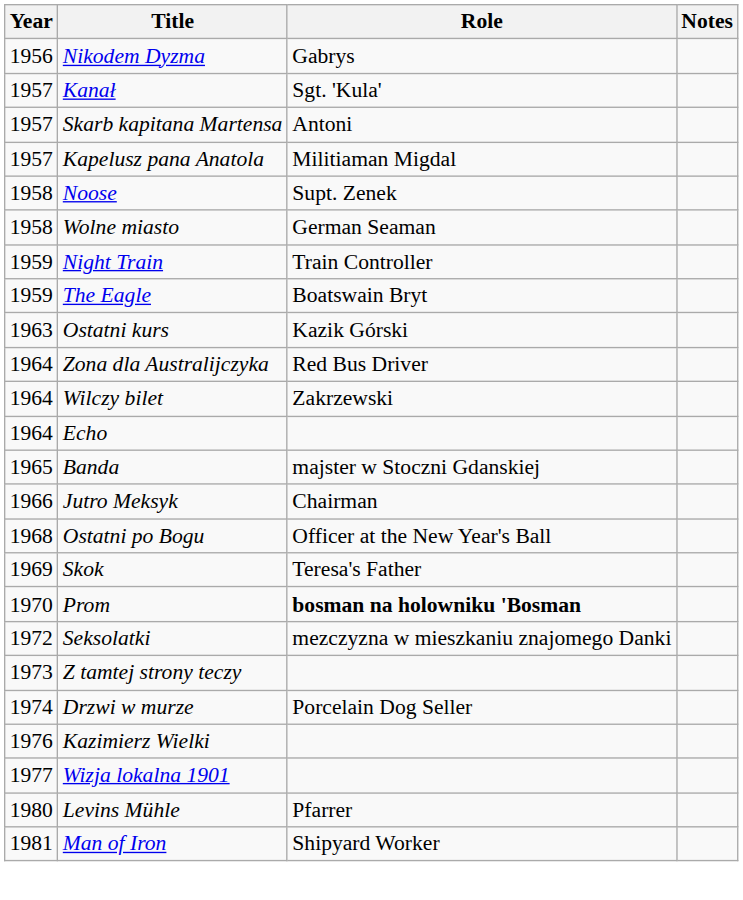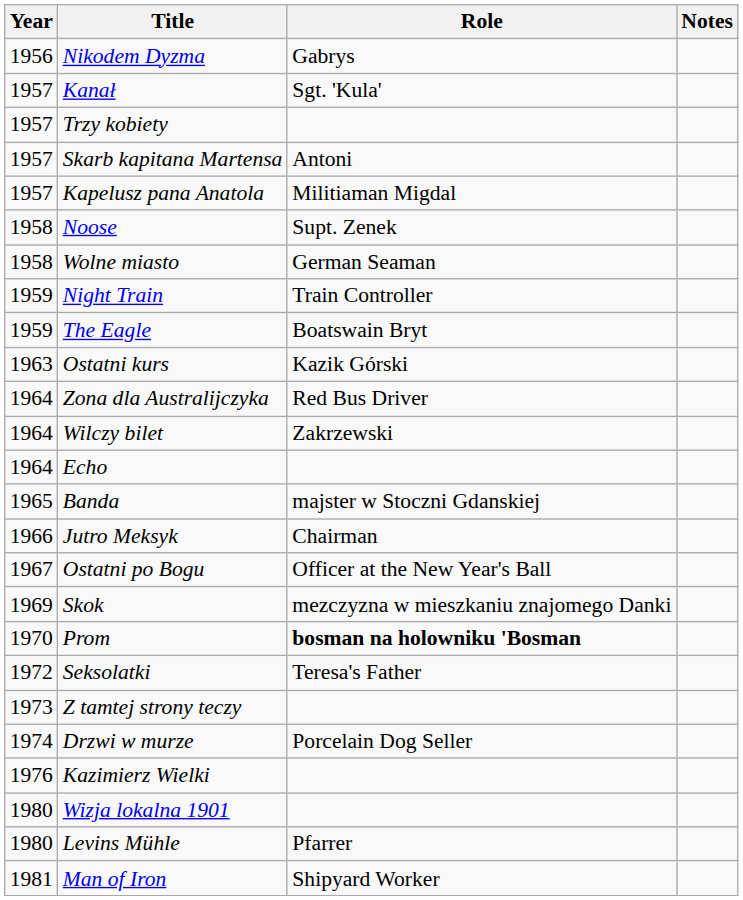+ row: (115, 124)
(31, 535) 1968 -> (31, 569) 1967
(357, 569) Teresa's Father -> (482, 603) mezczyzna w mieszkaniu znajomego Danki
(482, 638) mezczyzna w mieszkaniu znajomego Danki -> (357, 672) Teresa's Father
(31, 775) 1977 -> (31, 809) 1980
